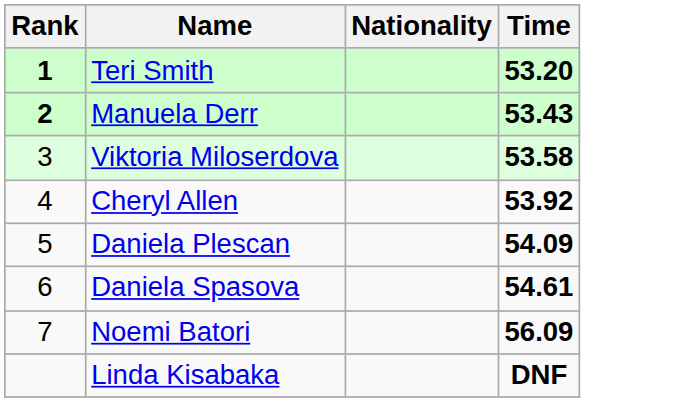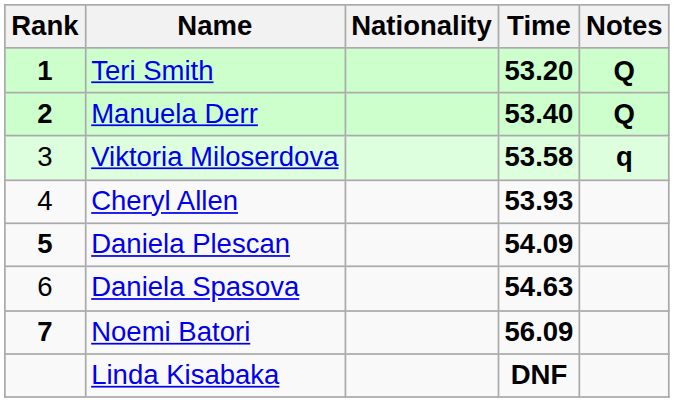+ column: (624, 26)
(539, 113) 53.43 -> (539, 113) 53.40
(539, 200) 53.92 -> (539, 200) 53.93
(45, 244) normal -> (45, 244) bold
(539, 288) 54.61 -> (539, 288) 54.63
(45, 331) normal -> (45, 331) bold
